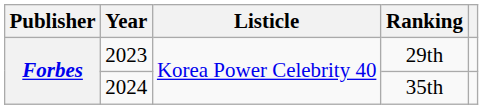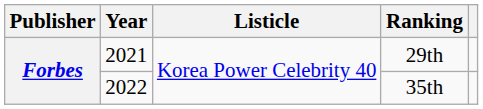(126, 54) 2023 -> (126, 54) 2021
(126, 87) 2024 -> (126, 87) 2022
